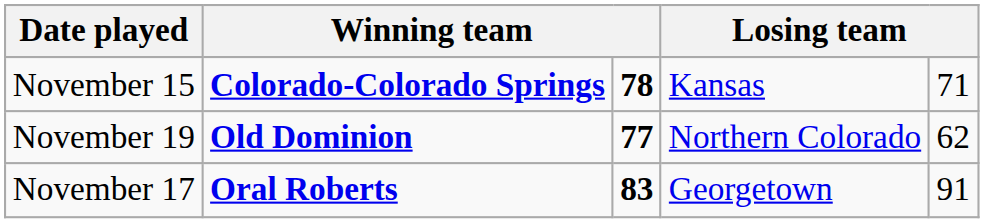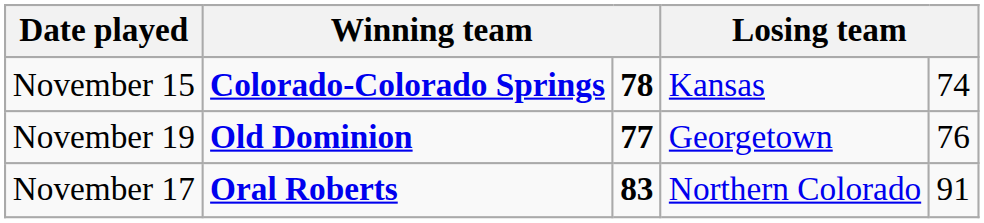(953, 83) 71 -> (953, 83) 74
(795, 136) Northern Colorado -> (751, 136) Georgetown
(953, 136) 62 -> (953, 136) 76
(751, 189) Georgetown -> (795, 189) Northern Colorado
